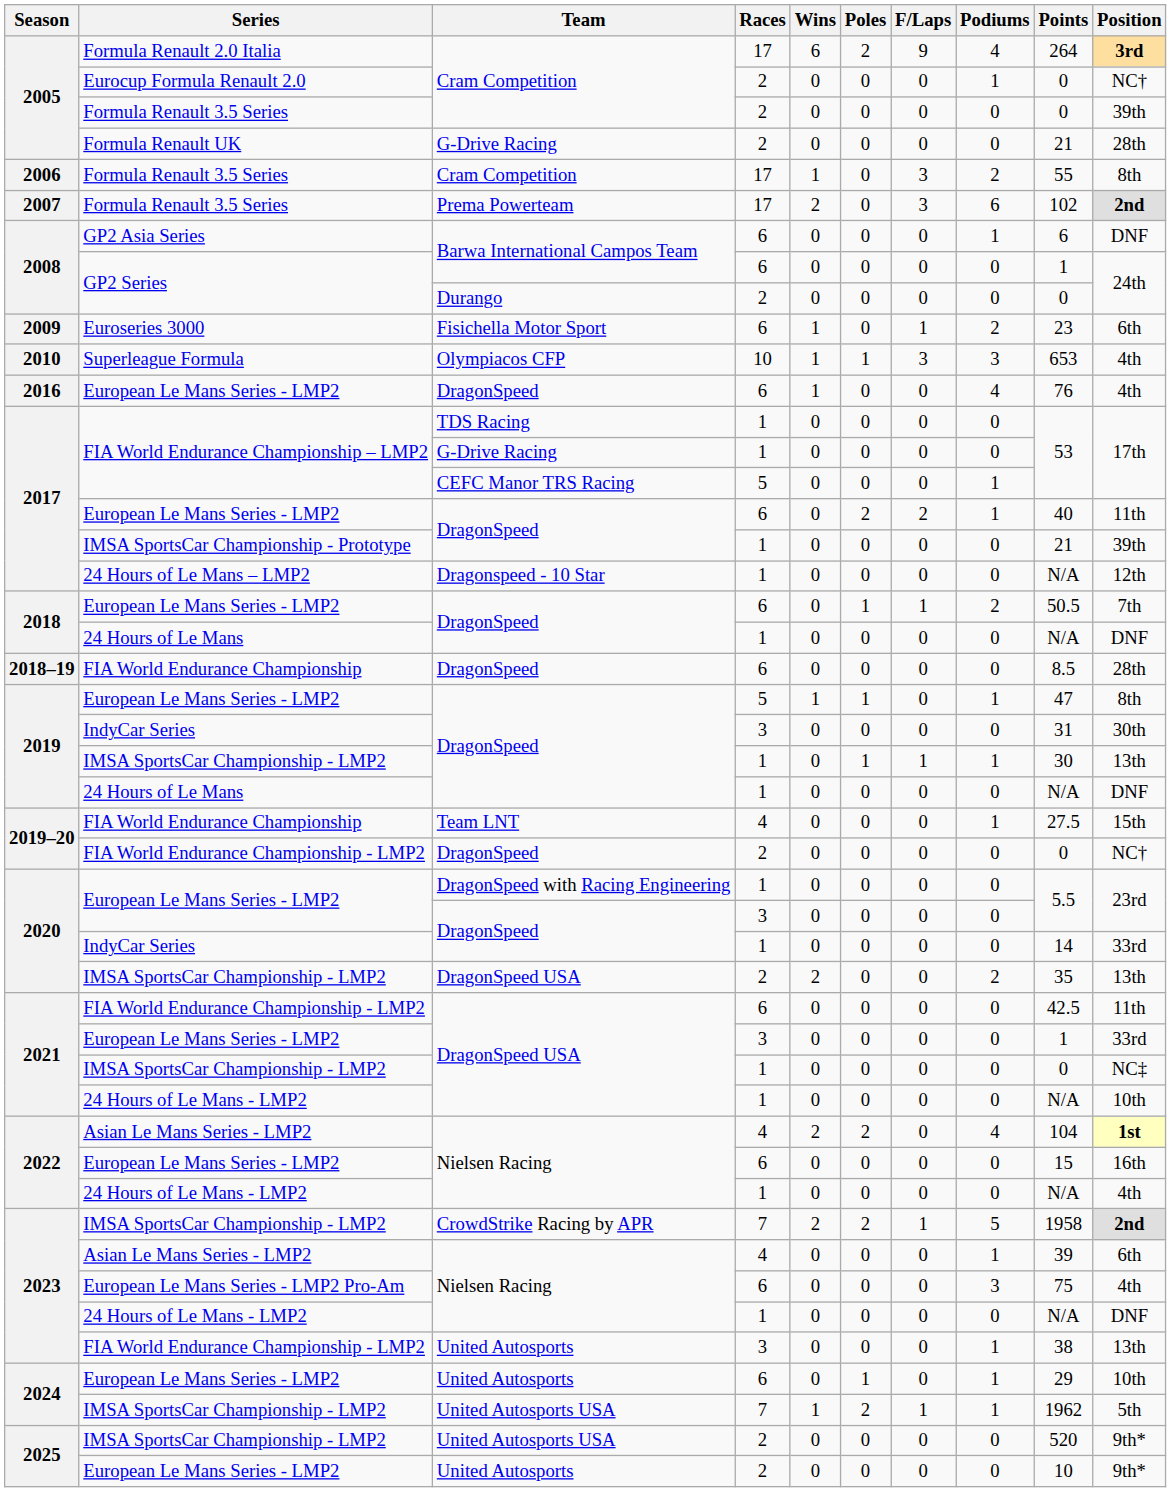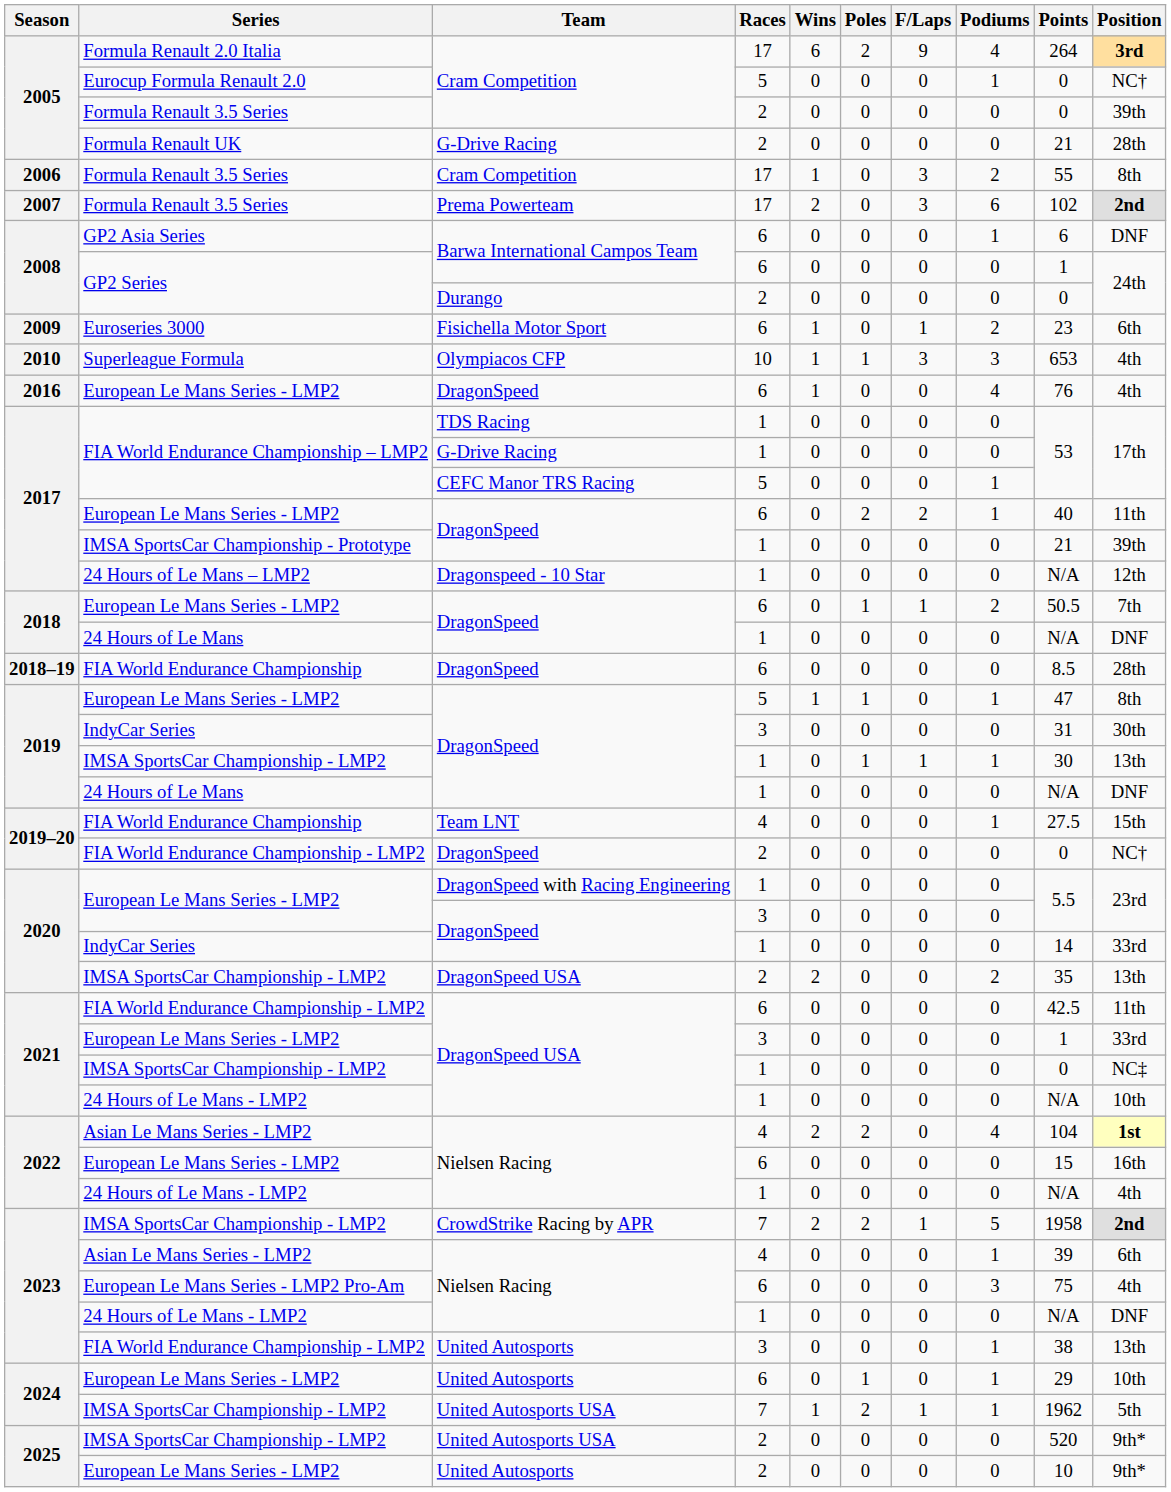(763, 82) 2 -> (763, 82) 5
